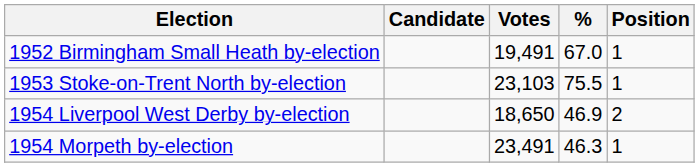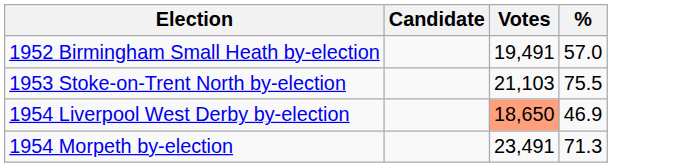- column: (651, 20)
(583, 51) 67.0 -> (583, 51) 57.0
(524, 83) 23,103 -> (524, 83) 21,103
(524, 114) no background -> (524, 114) lightsalmon background
(583, 146) 46.3 -> (583, 146) 71.3
